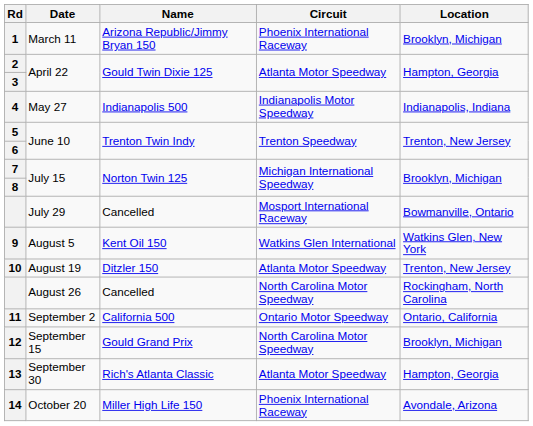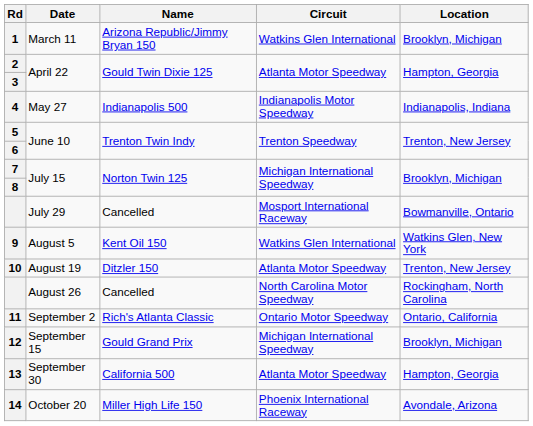(314, 38) Phoenix International Raceway -> (327, 38) Watkins Glen International
(138, 317) California 500 -> (158, 317) Rich's Atlanta Classic
(313, 342) North Carolina Motor Speedway -> (316, 342) Michigan International Speedway
(158, 374) Rich's Atlanta Classic -> (138, 374) California 500
